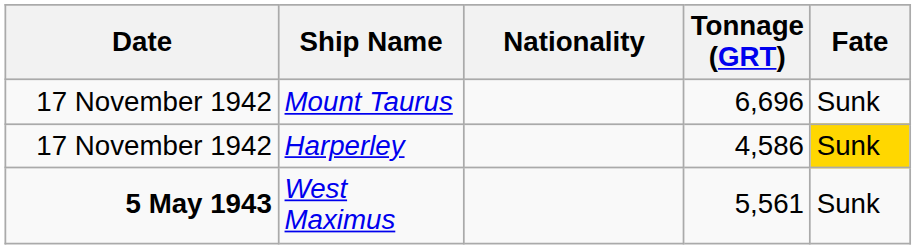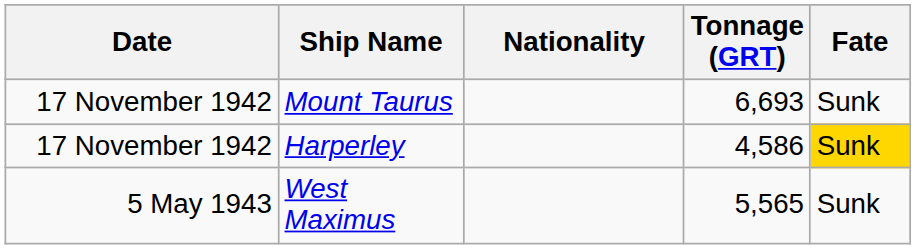(769, 101) 6,696 -> (769, 101) 6,693
(199, 204) bold -> (199, 204) normal
(769, 204) 5,561 -> (769, 204) 5,565
